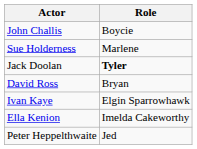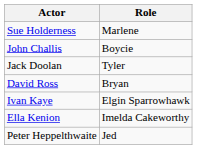rows swapped: (34, 30) <-> (41, 48)
(114, 65) bold -> (113, 65) normal
